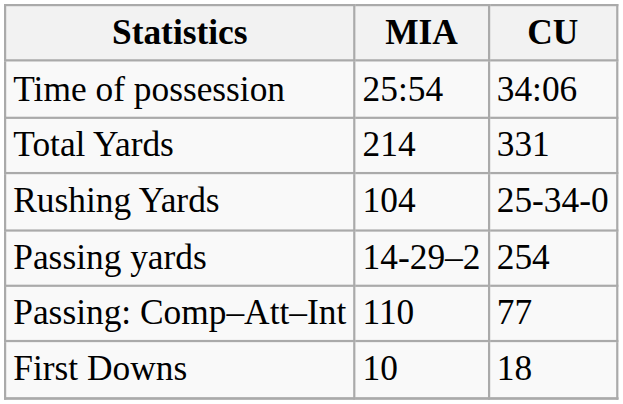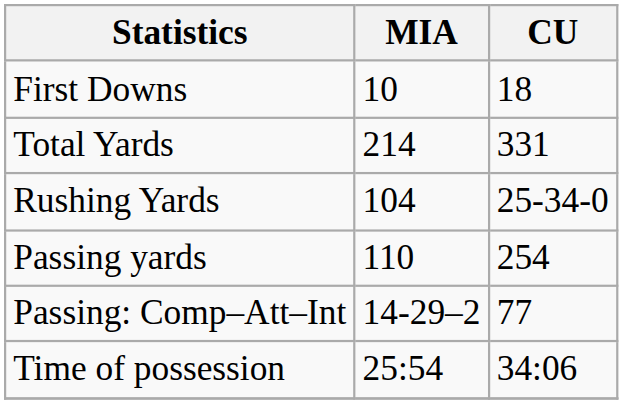rows swapped: (100, 369) <-> (149, 88)
(422, 256) 14-29–2 -> (388, 256) 110
(388, 312) 110 -> (422, 312) 14-29–2
